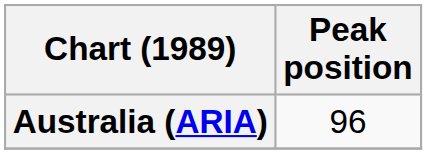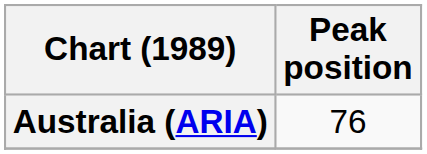(348, 121) 96 -> (348, 121) 76
